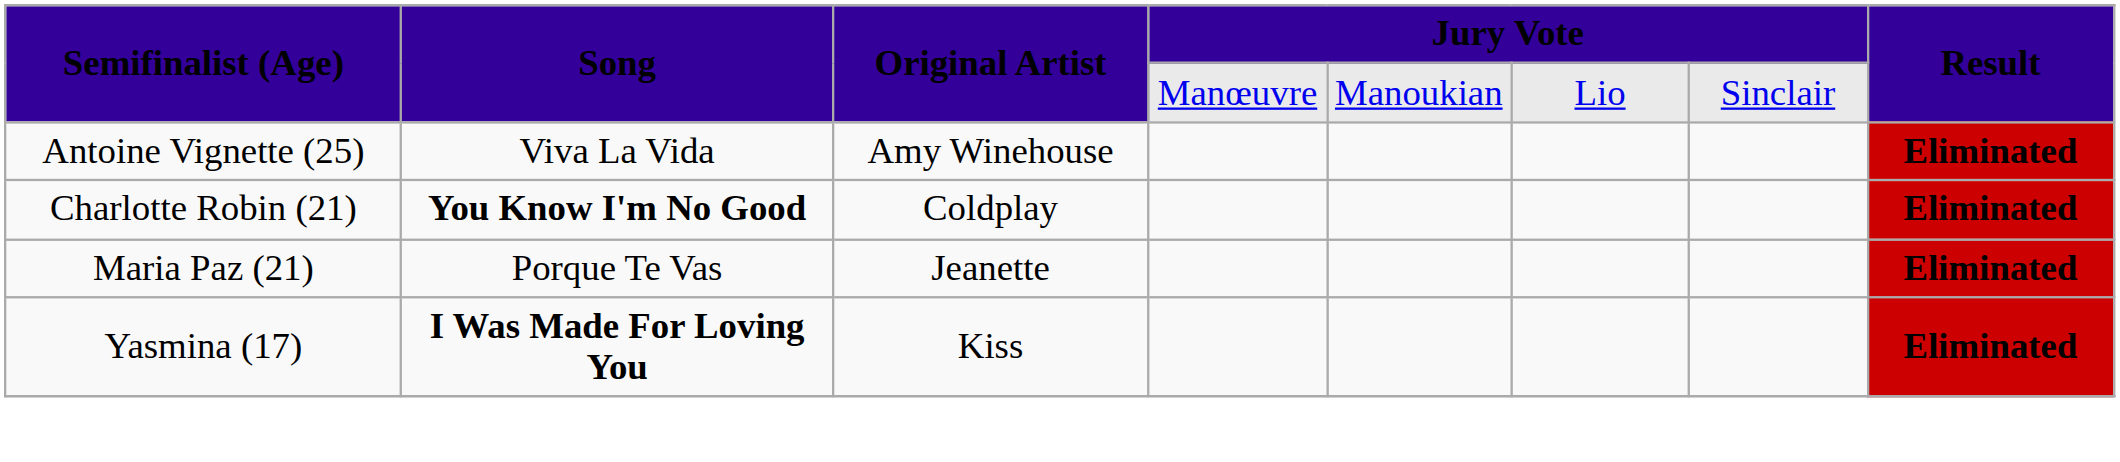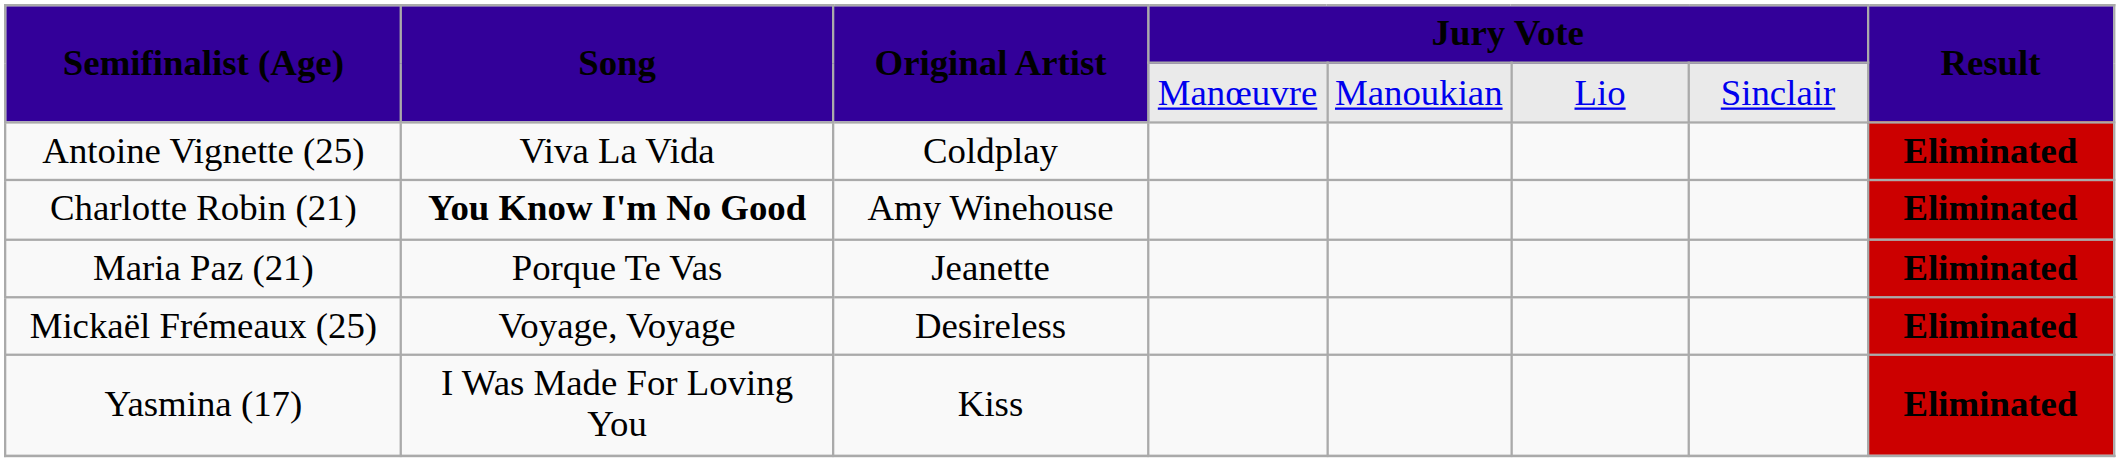(991, 150) Amy Winehouse -> (991, 150) Coldplay
(991, 208) Coldplay -> (991, 208) Amy Winehouse
+ row: (203, 325)
(617, 346) bold -> (617, 404) normal
